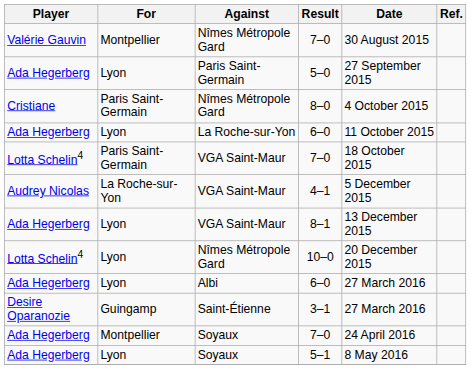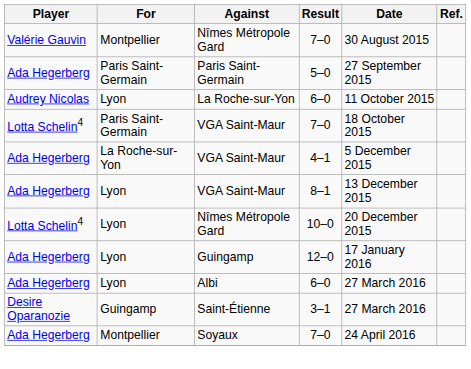(113, 73) Lyon -> (132, 73) Paris Saint-Germain
- row: (244, 106)
(48, 132) Ada Hegerberg -> (48, 99) Audrey Nicolas
(48, 191) Audrey Nicolas -> (48, 158) Ada Hegerberg
+ row: (225, 257)
- row: (218, 355)
